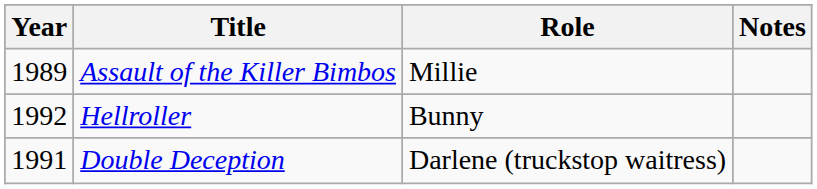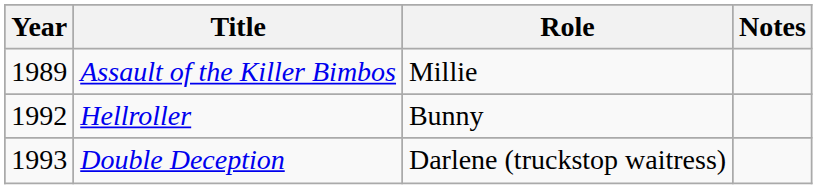(39, 159) 1991 -> (39, 159) 1993
